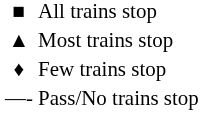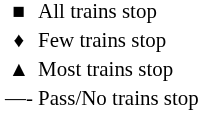rows swapped: (106, 40) <-> (102, 69)
